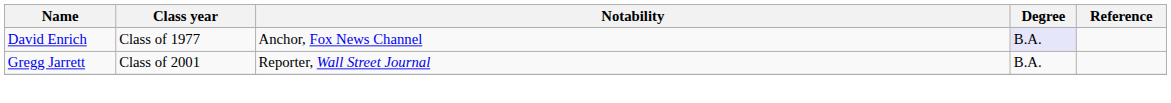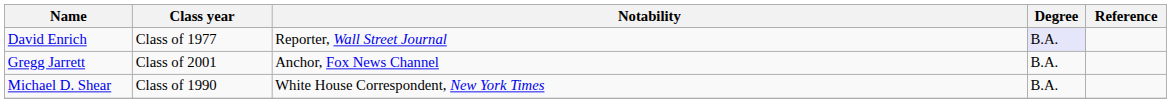(340, 39) Anchor, Fox News Channel -> (361, 39) Reporter, Wall Street Journal
(344, 62) Reporter, Wall Street Journal -> (357, 62) Anchor, Fox News Channel
+ row: (60, 86)
